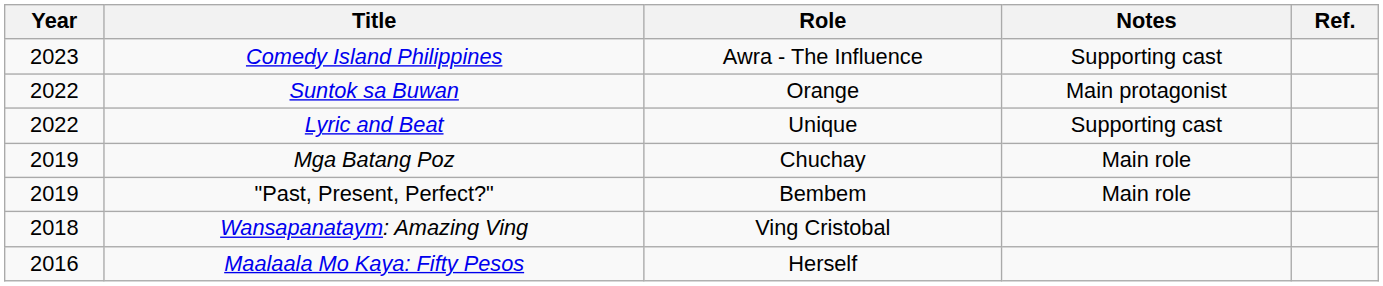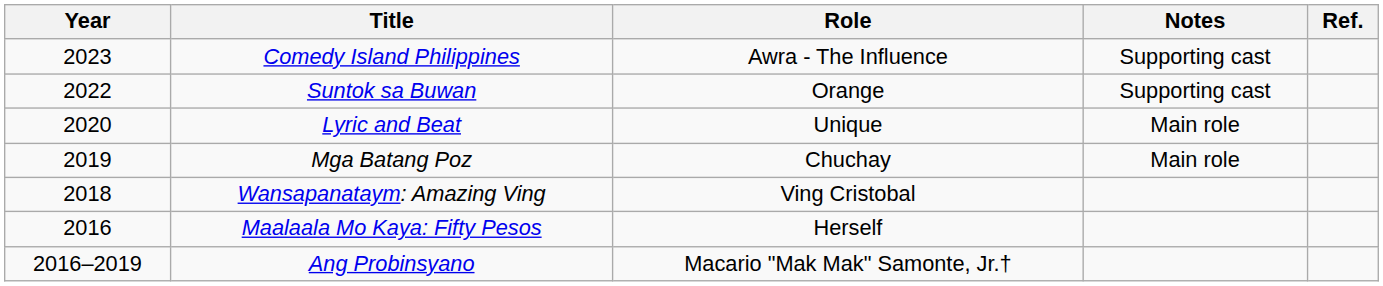(1146, 90) Main protagonist -> (1195, 90) Supporting cast
(54, 125) 2022 -> (87, 125) 2020
(1146, 125) Supporting cast -> (1195, 125) Main role
- row: (374, 194)
+ row: (392, 263)
